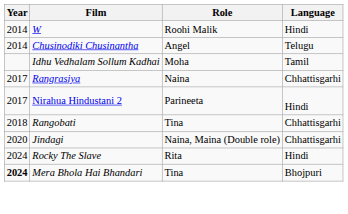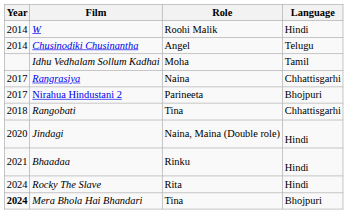(297, 106) Hindi -> (303, 95) Bhojpuri
(313, 139) Chhattisgarhi -> (297, 139) Hindi
+ row: (51, 162)
